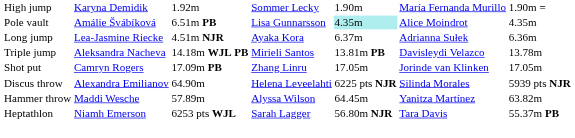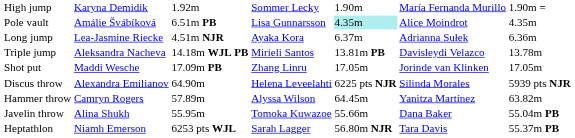(109, 68) Camryn Rogers -> (107, 68) Maddi Wesche
(107, 98) Maddi Wesche -> (109, 98) Camryn Rogers
+ row: (34, 113)
